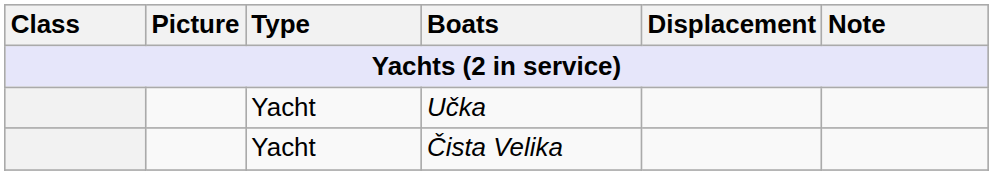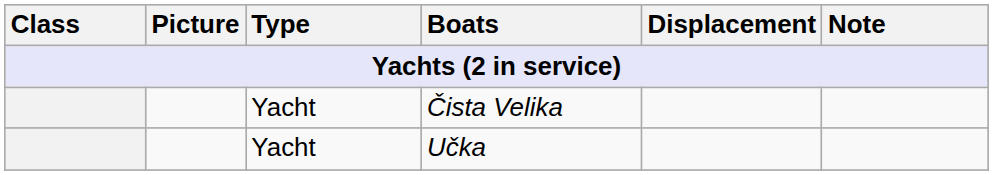rows swapped: (456, 107) <-> (495, 148)
